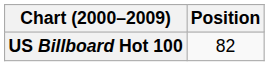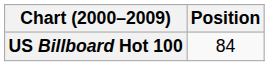(226, 46) 82 -> (226, 46) 84
